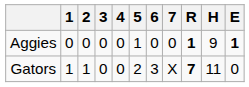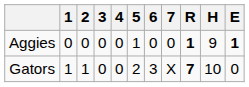(213, 68) 11 -> (213, 68) 10
